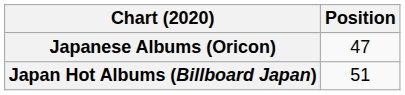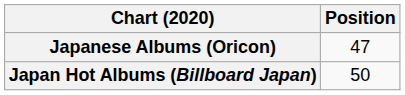(360, 75) 51 -> (360, 75) 50
